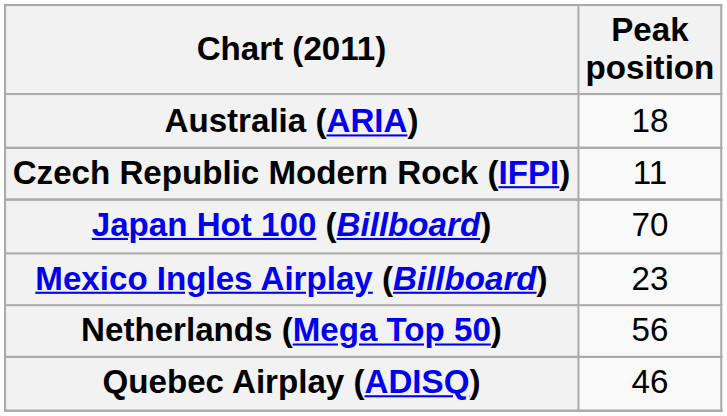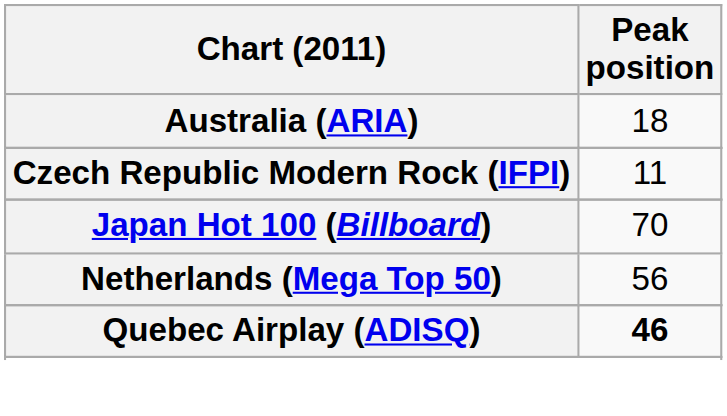- row: (291, 278)
(650, 383) normal -> (650, 330) bold
